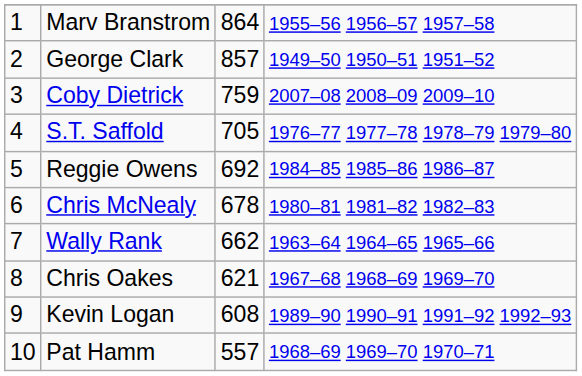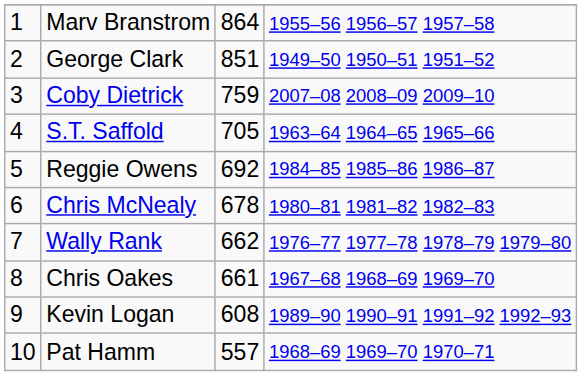(240, 59) 857 -> (240, 59) 851
(420, 133) 1976–77 1977–78 1978–79 1979–80 -> (382, 133) 1963–64 1964–65 1965–66
(382, 242) 1963–64 1964–65 1965–66 -> (420, 242) 1976–77 1977–78 1978–79 1979–80
(240, 278) 621 -> (240, 278) 661
